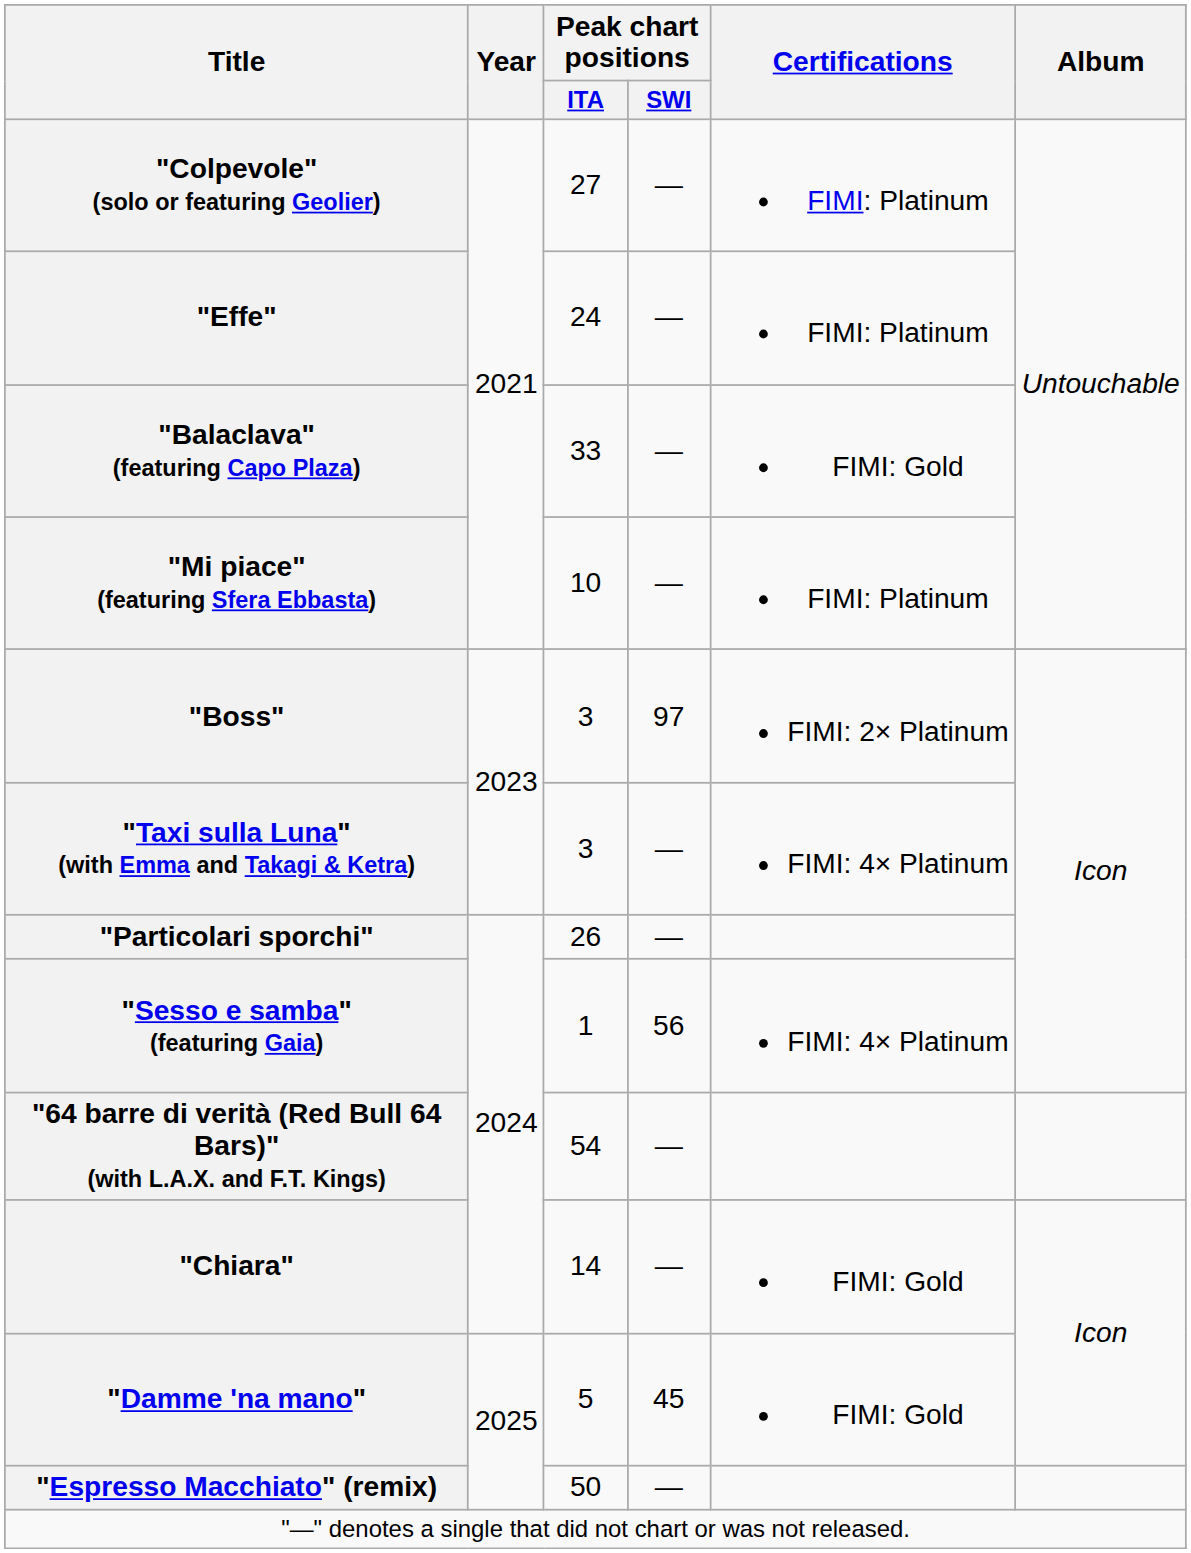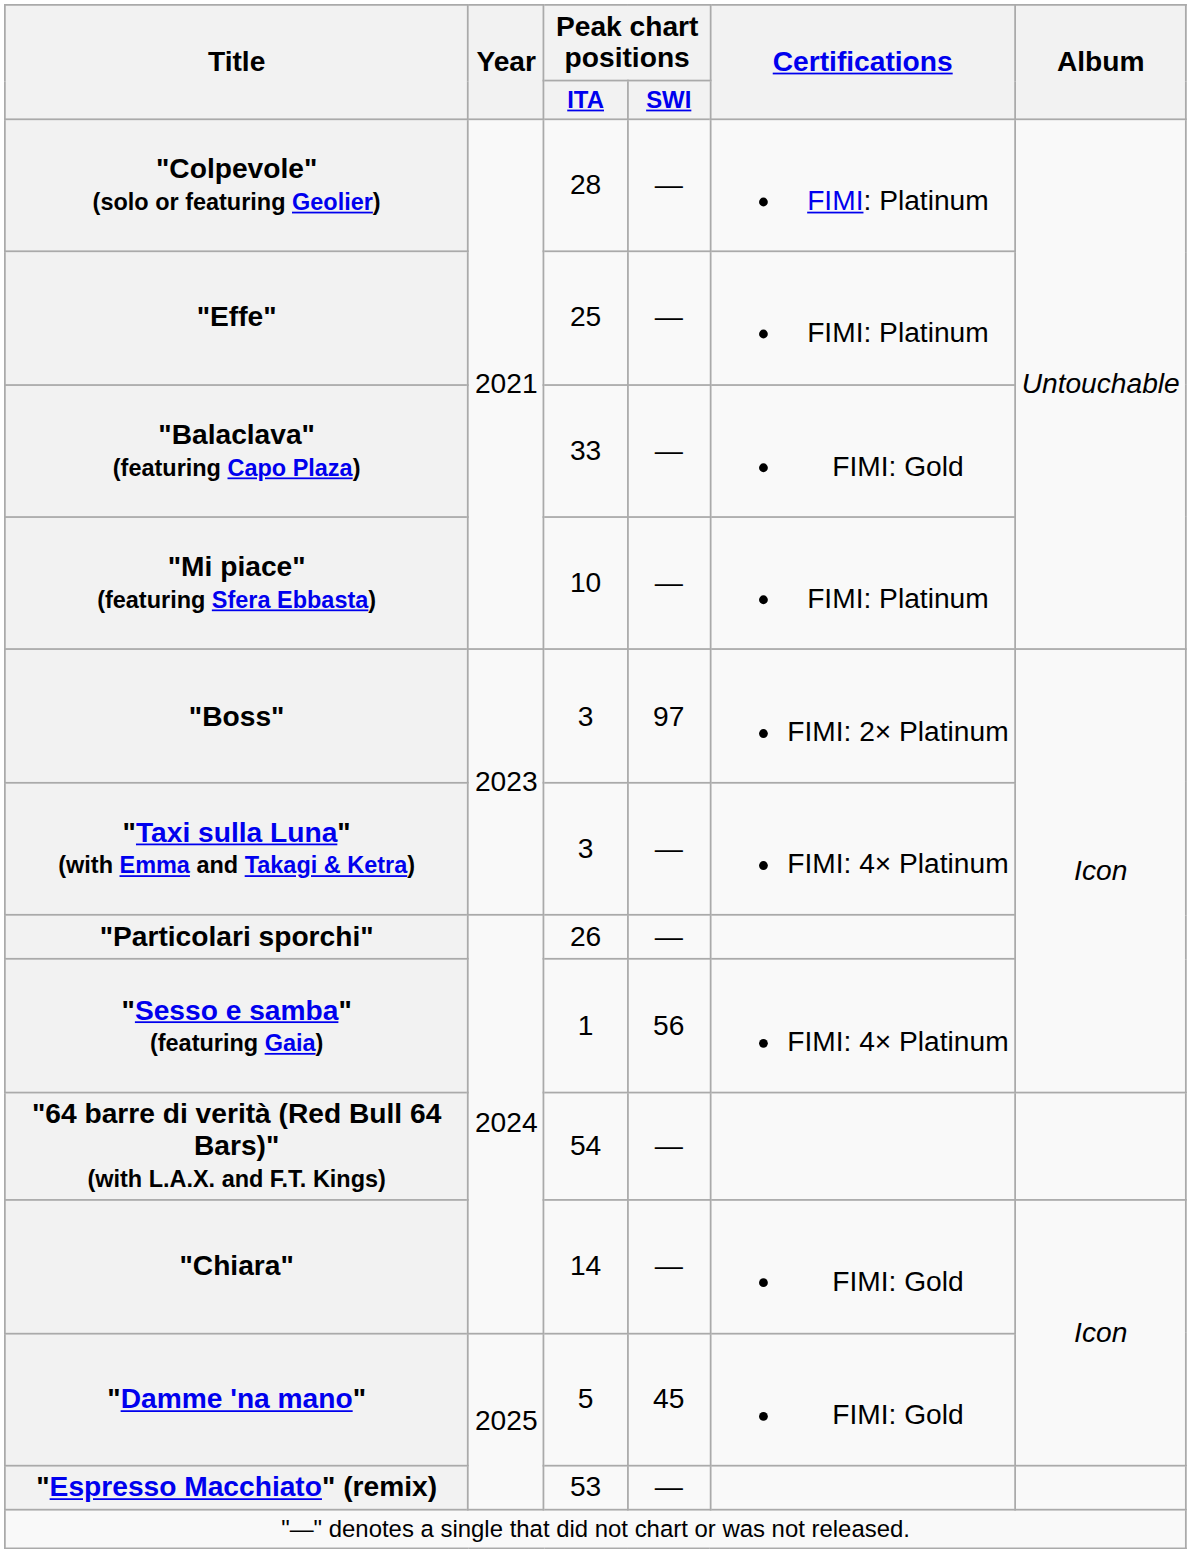(586, 184) 27 -> (586, 184) 28
(586, 317) 24 -> (586, 317) 25
(586, 1487) 50 -> (586, 1487) 53
